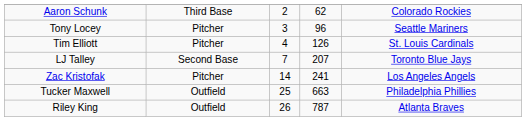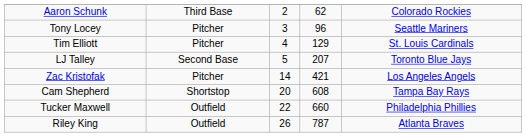(321, 44) 126 -> (321, 44) 129
(285, 60) 7 -> (285, 60) 5
(321, 76) 241 -> (321, 76) 421
+ row: (75, 92)
(285, 92) 25 -> (285, 108) 22
(321, 92) 663 -> (321, 108) 660
